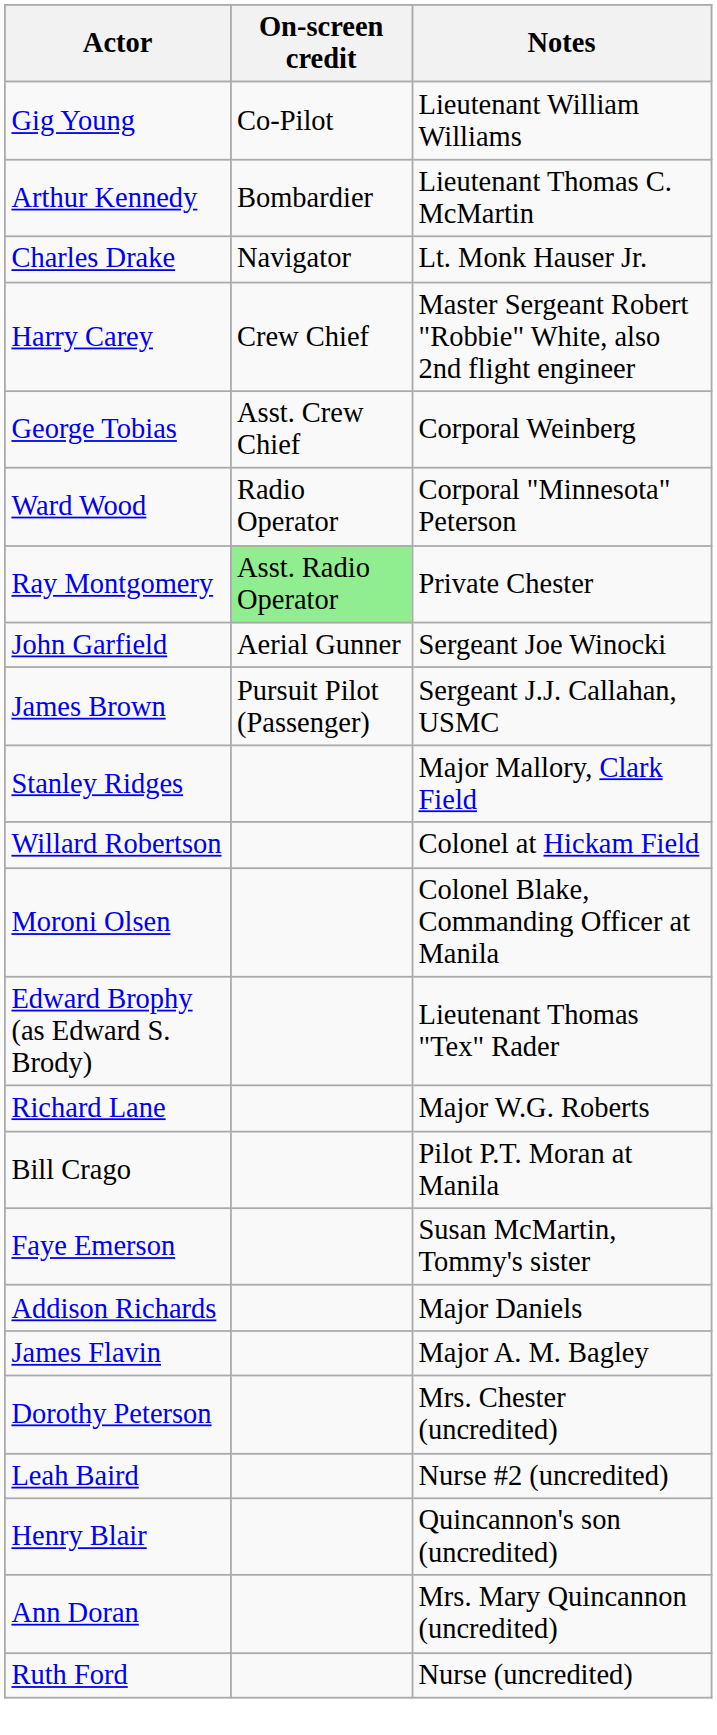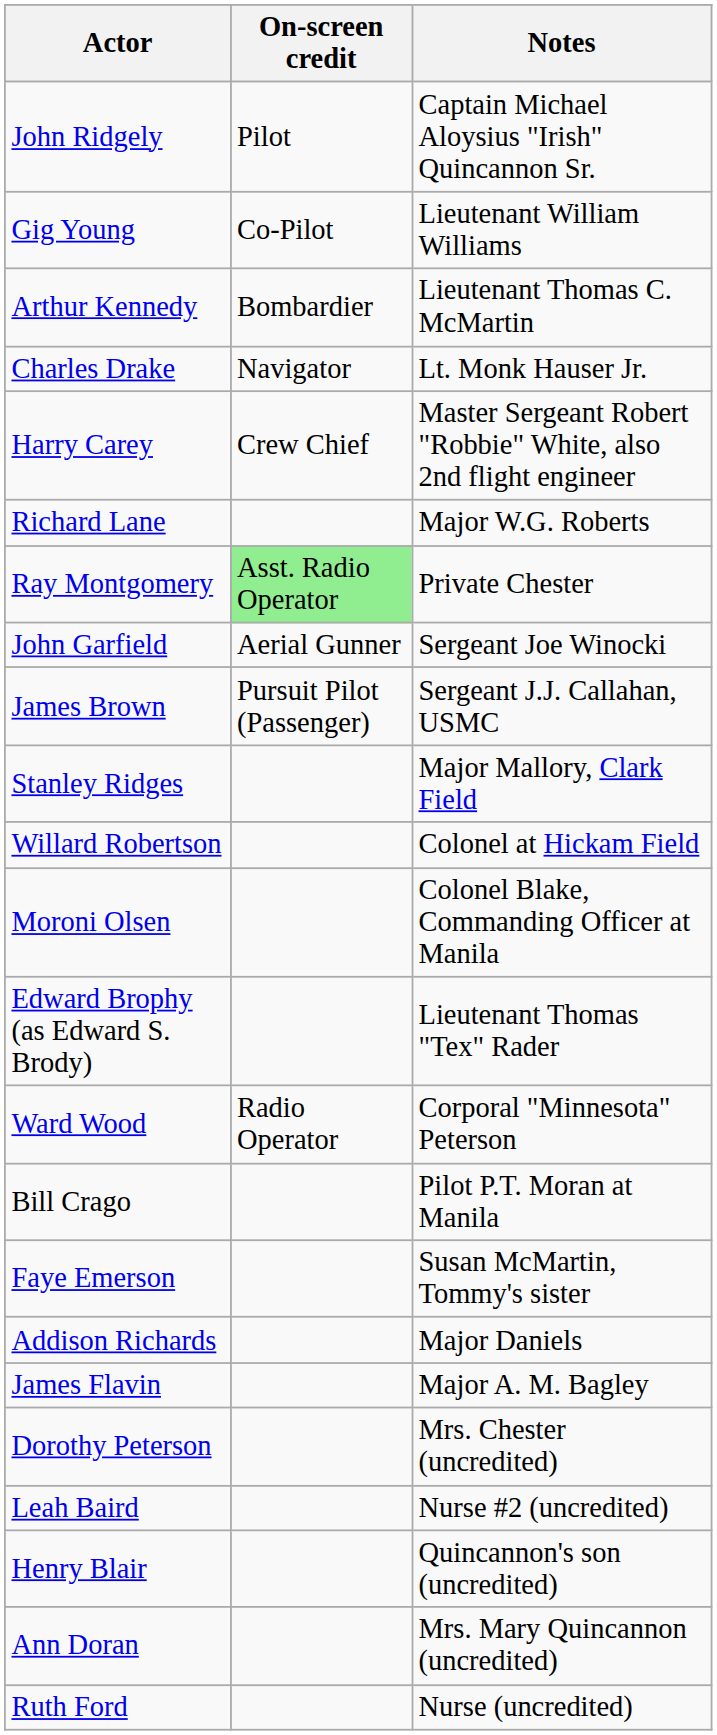+ row: (87, 136)
- row: (94, 429)
rows swapped: (79, 506) <-> (89, 1107)
